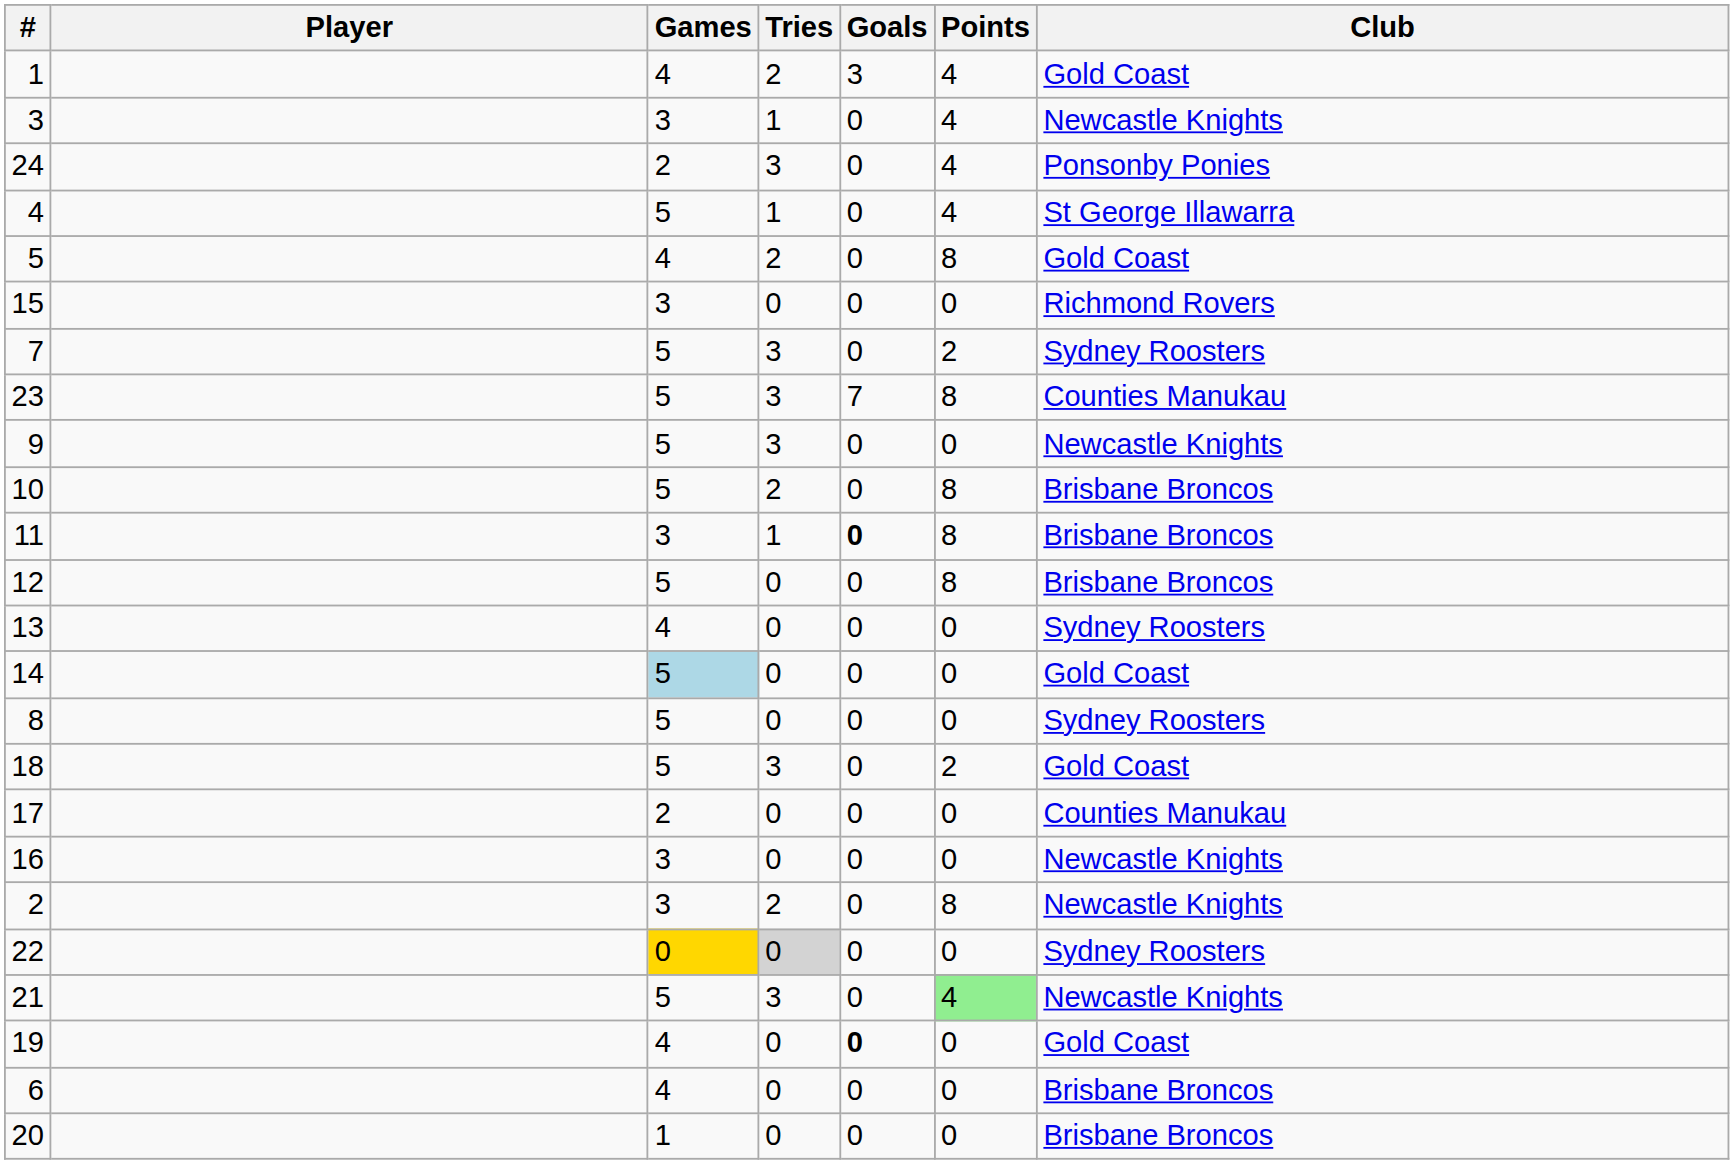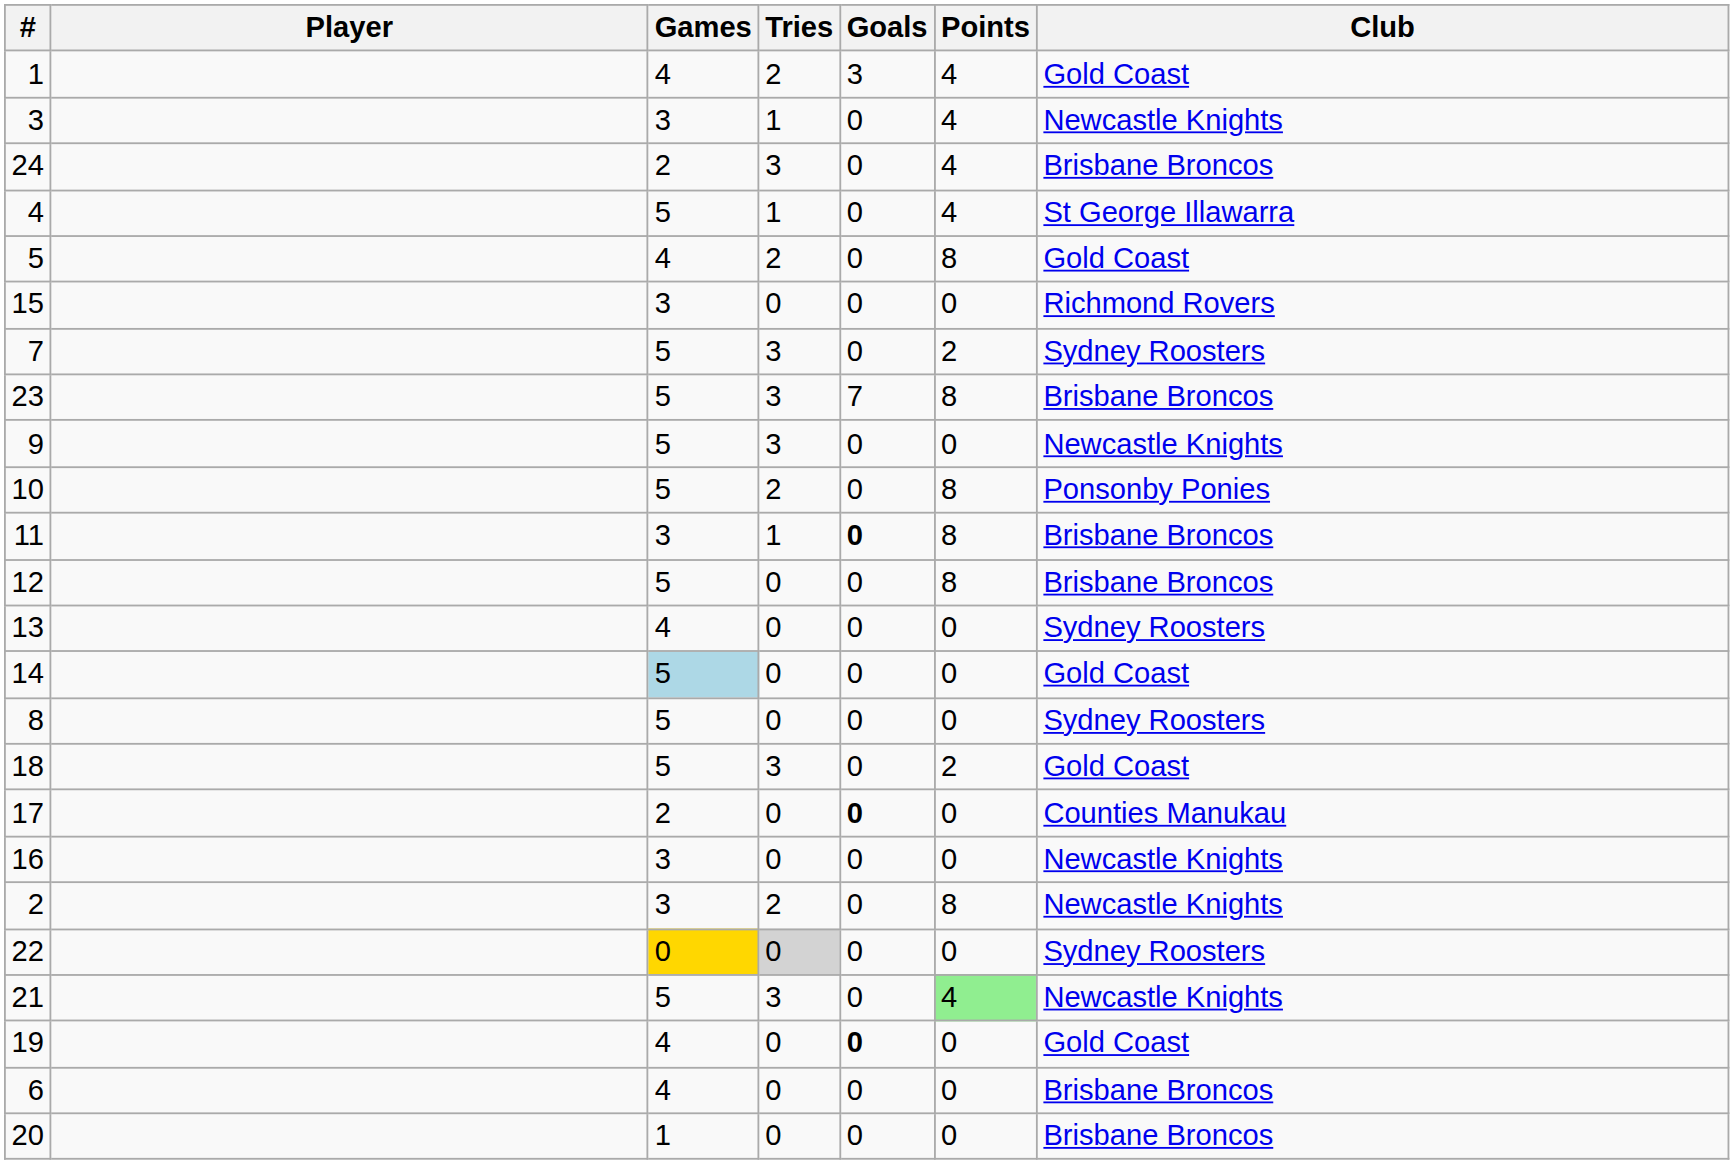(1157, 166) Ponsonby Ponies -> (1158, 166) Brisbane Broncos
(1165, 397) Counties Manukau -> (1158, 397) Brisbane Broncos
(1158, 489) Brisbane Broncos -> (1157, 489) Ponsonby Ponies
(855, 812) normal -> (855, 812) bold
